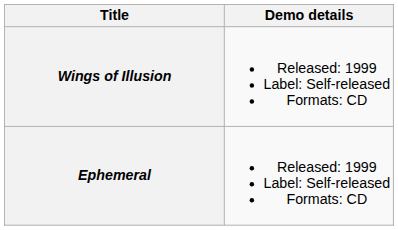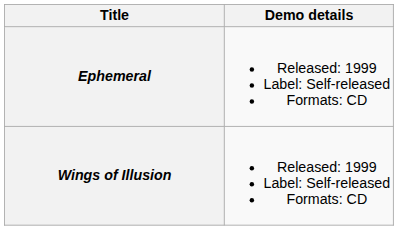rows swapped: (115, 175) <-> (115, 76)
